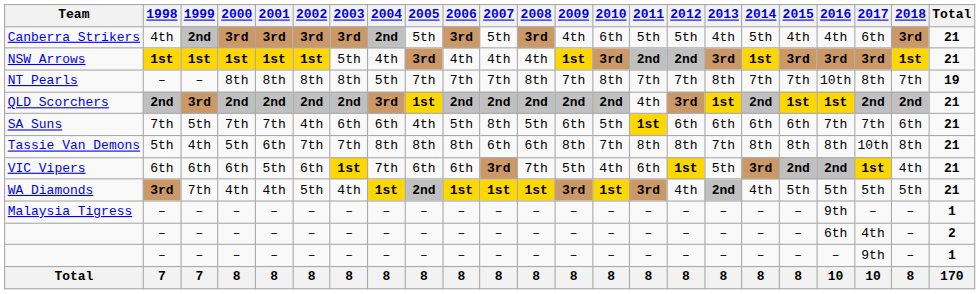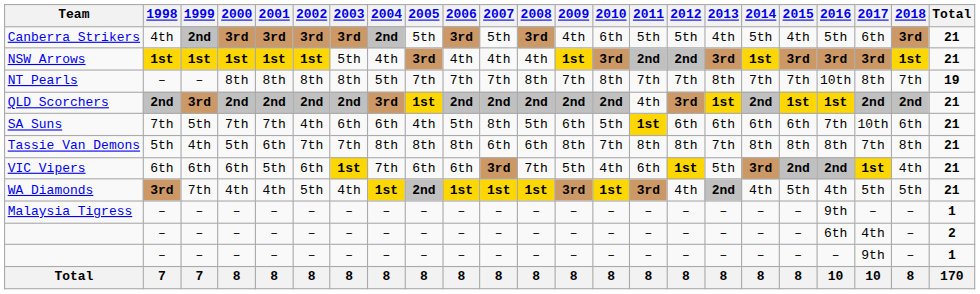(836, 37) 4th -> (836, 37) 5th
(873, 124) 7th -> (873, 124) 10th
(873, 146) 10th -> (873, 146) 7th
(836, 190) 5th -> (836, 190) 4th
